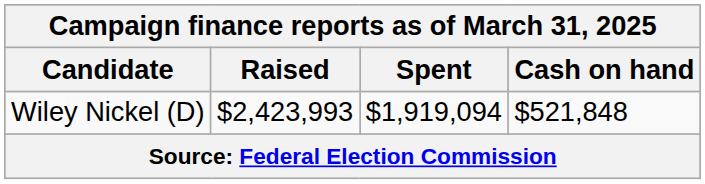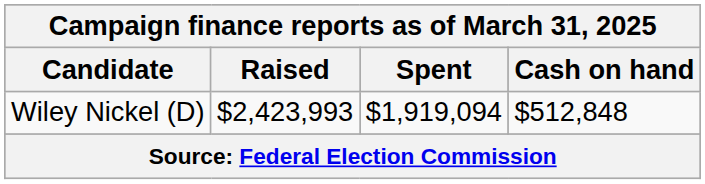(571, 112) $521,848 -> (571, 112) $512,848
